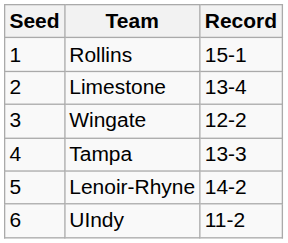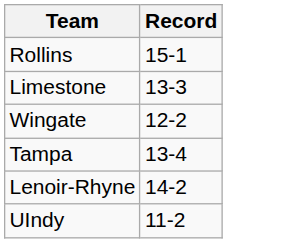- column: (35, 21)
(226, 87) 13-4 -> (166, 87) 13-3
(226, 154) 13-3 -> (166, 154) 13-4
